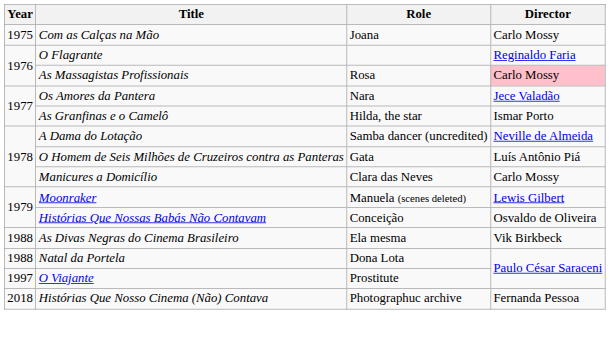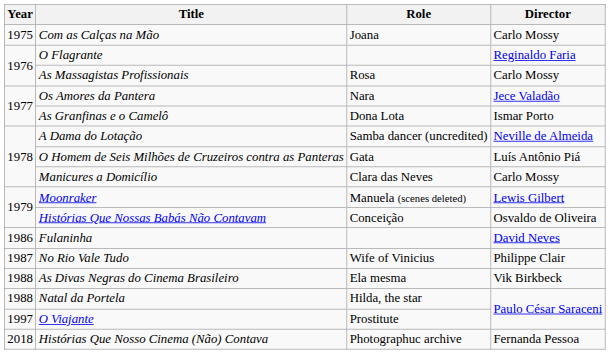(526, 75) pink background -> (526, 75) no background
(386, 116) Hilda, the star -> (377, 116) Dona Lota
+ row: (66, 237)
+ row: (84, 258)
(377, 258) Dona Lota -> (386, 298) Hilda, the star
